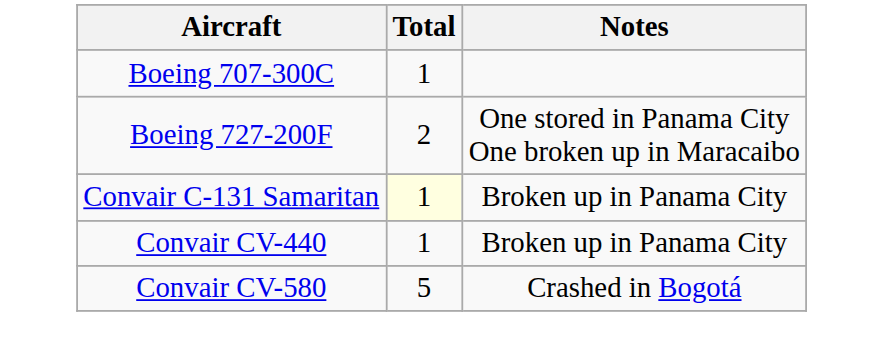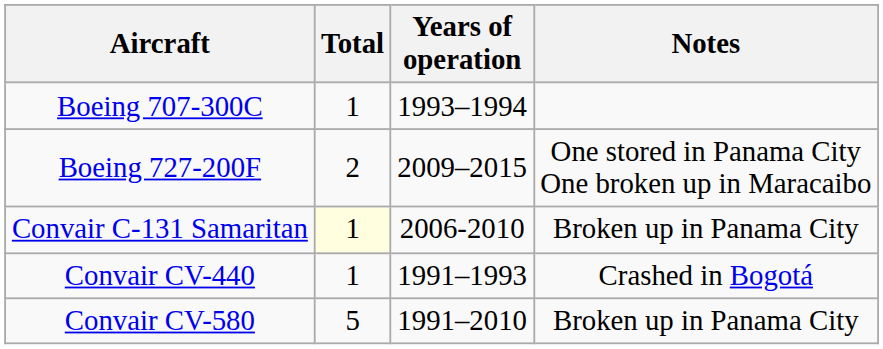+ column: (462, 43)
(634, 242) Broken up in Panama City -> (706, 274) Crashed in Bogotá
(634, 288) Crashed in Bogotá -> (706, 320) Broken up in Panama City
